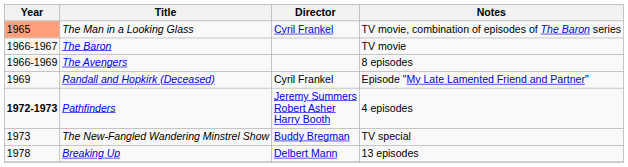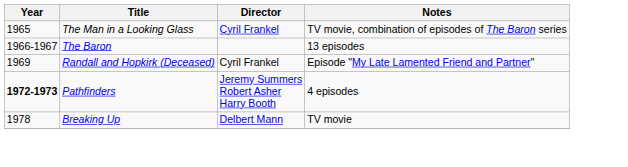(19, 29) lightsalmon background -> (19, 29) no background
(384, 46) TV movie -> (336, 46) 13 episodes
- row: (95, 63)
- row: (166, 137)
(390, 153) 13 episodes -> (330, 120) TV movie
